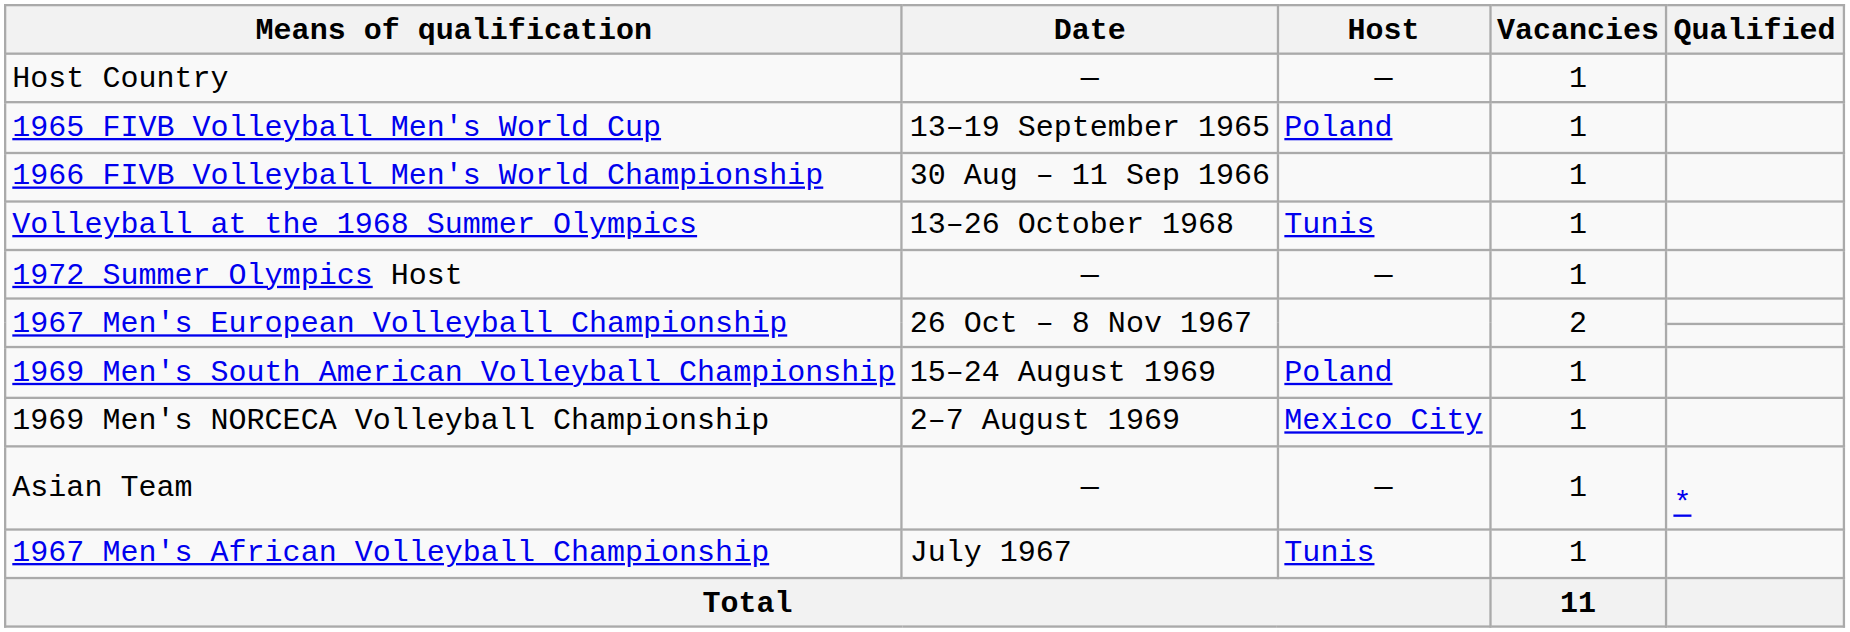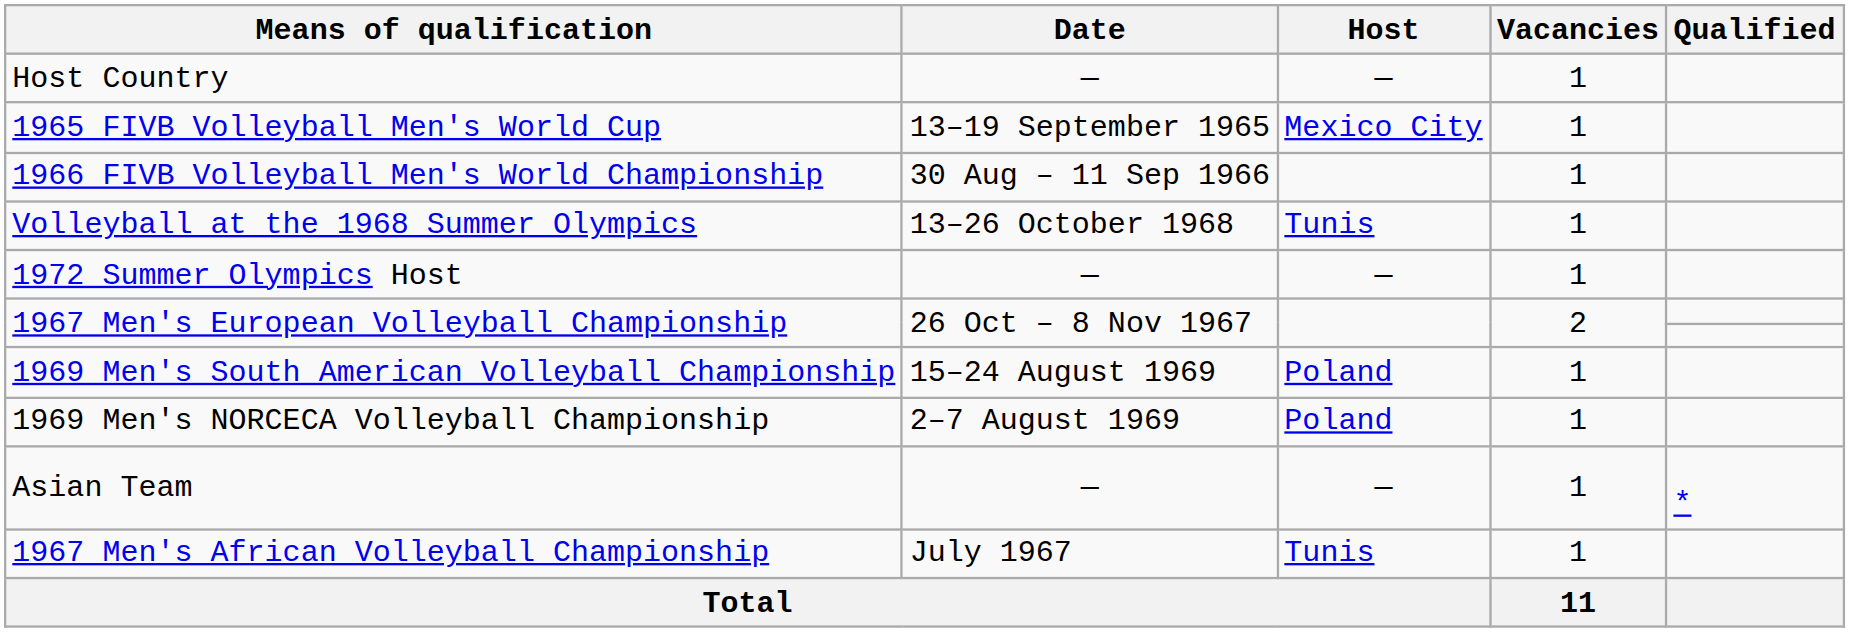(1338, 128) Poland -> (1383, 128) Mexico City
(1383, 421) Mexico City -> (1338, 421) Poland
